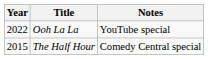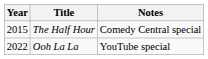rows swapped: (64, 46) <-> (56, 29)
